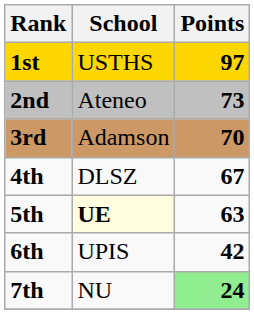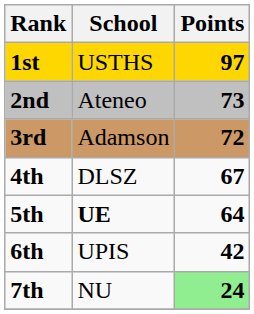(232, 137) 70 -> (232, 137) 72
(94, 213) lightyellow background -> (94, 213) no background
(232, 213) 63 -> (232, 213) 64
